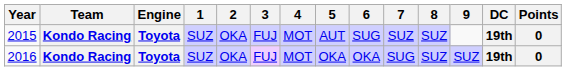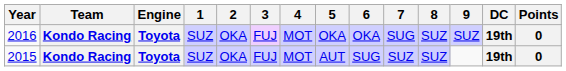rows swapped: (22, 35) <-> (22, 56)
